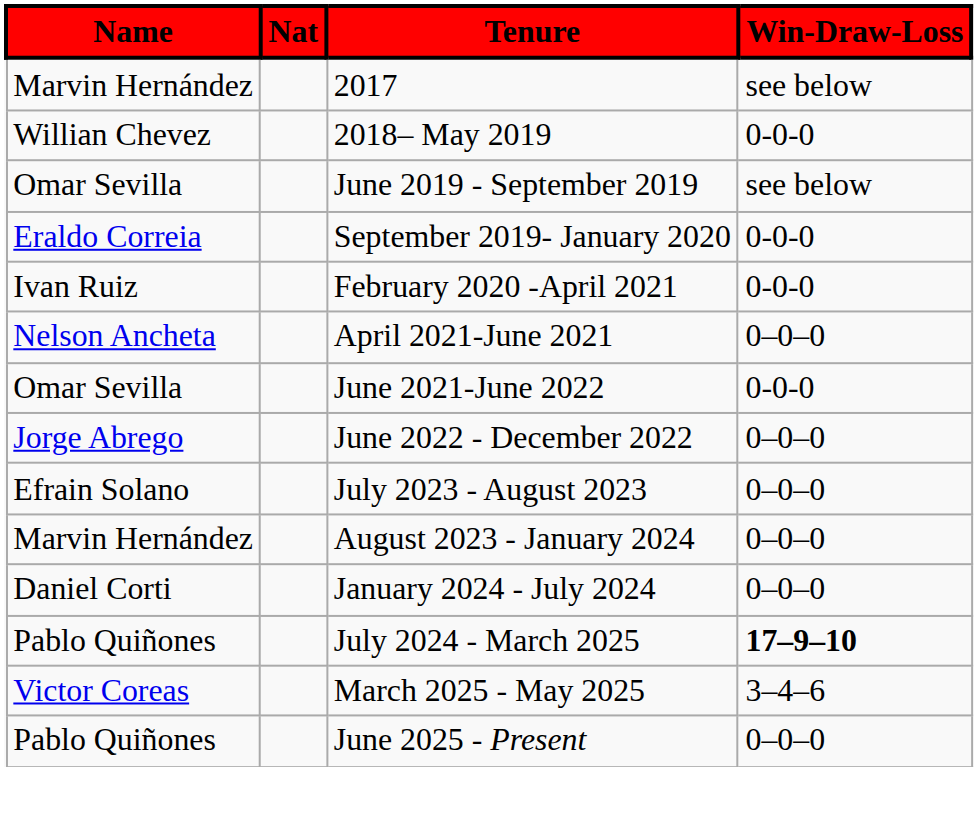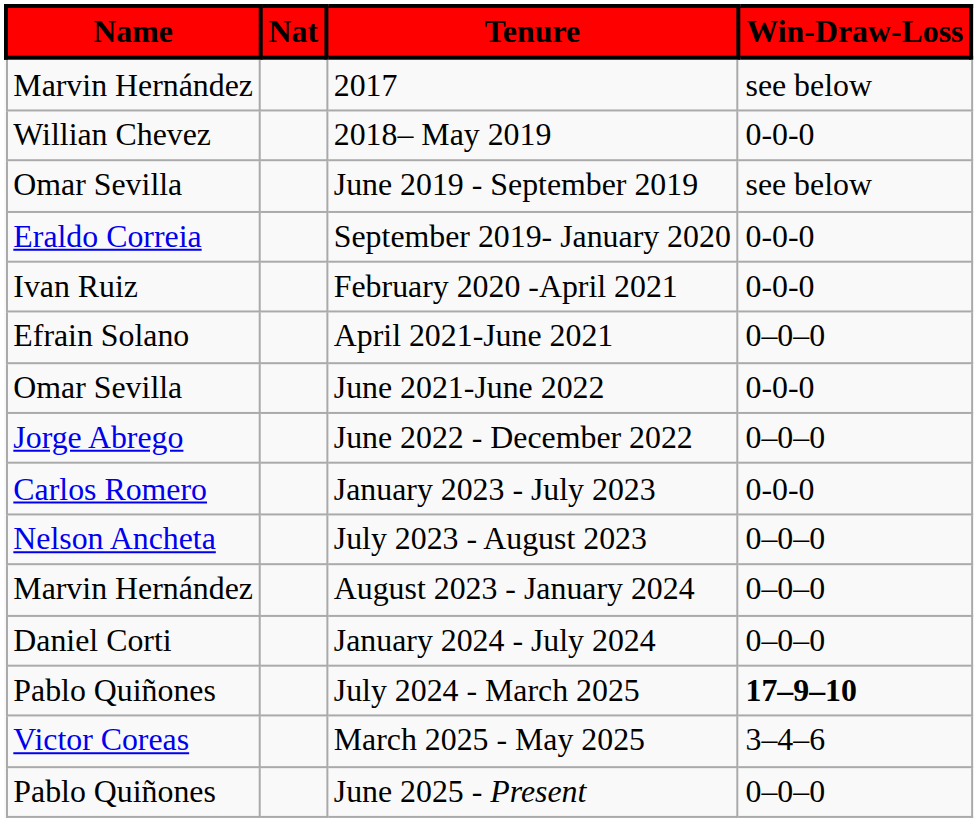(115, 336) Nelson Ancheta -> (101, 336) Efrain Solano
+ row: (495, 488)
(101, 488) Efrain Solano -> (115, 538) Nelson Ancheta
